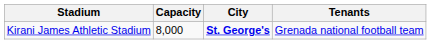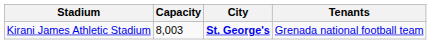(169, 30) 8,000 -> (169, 30) 8,003
